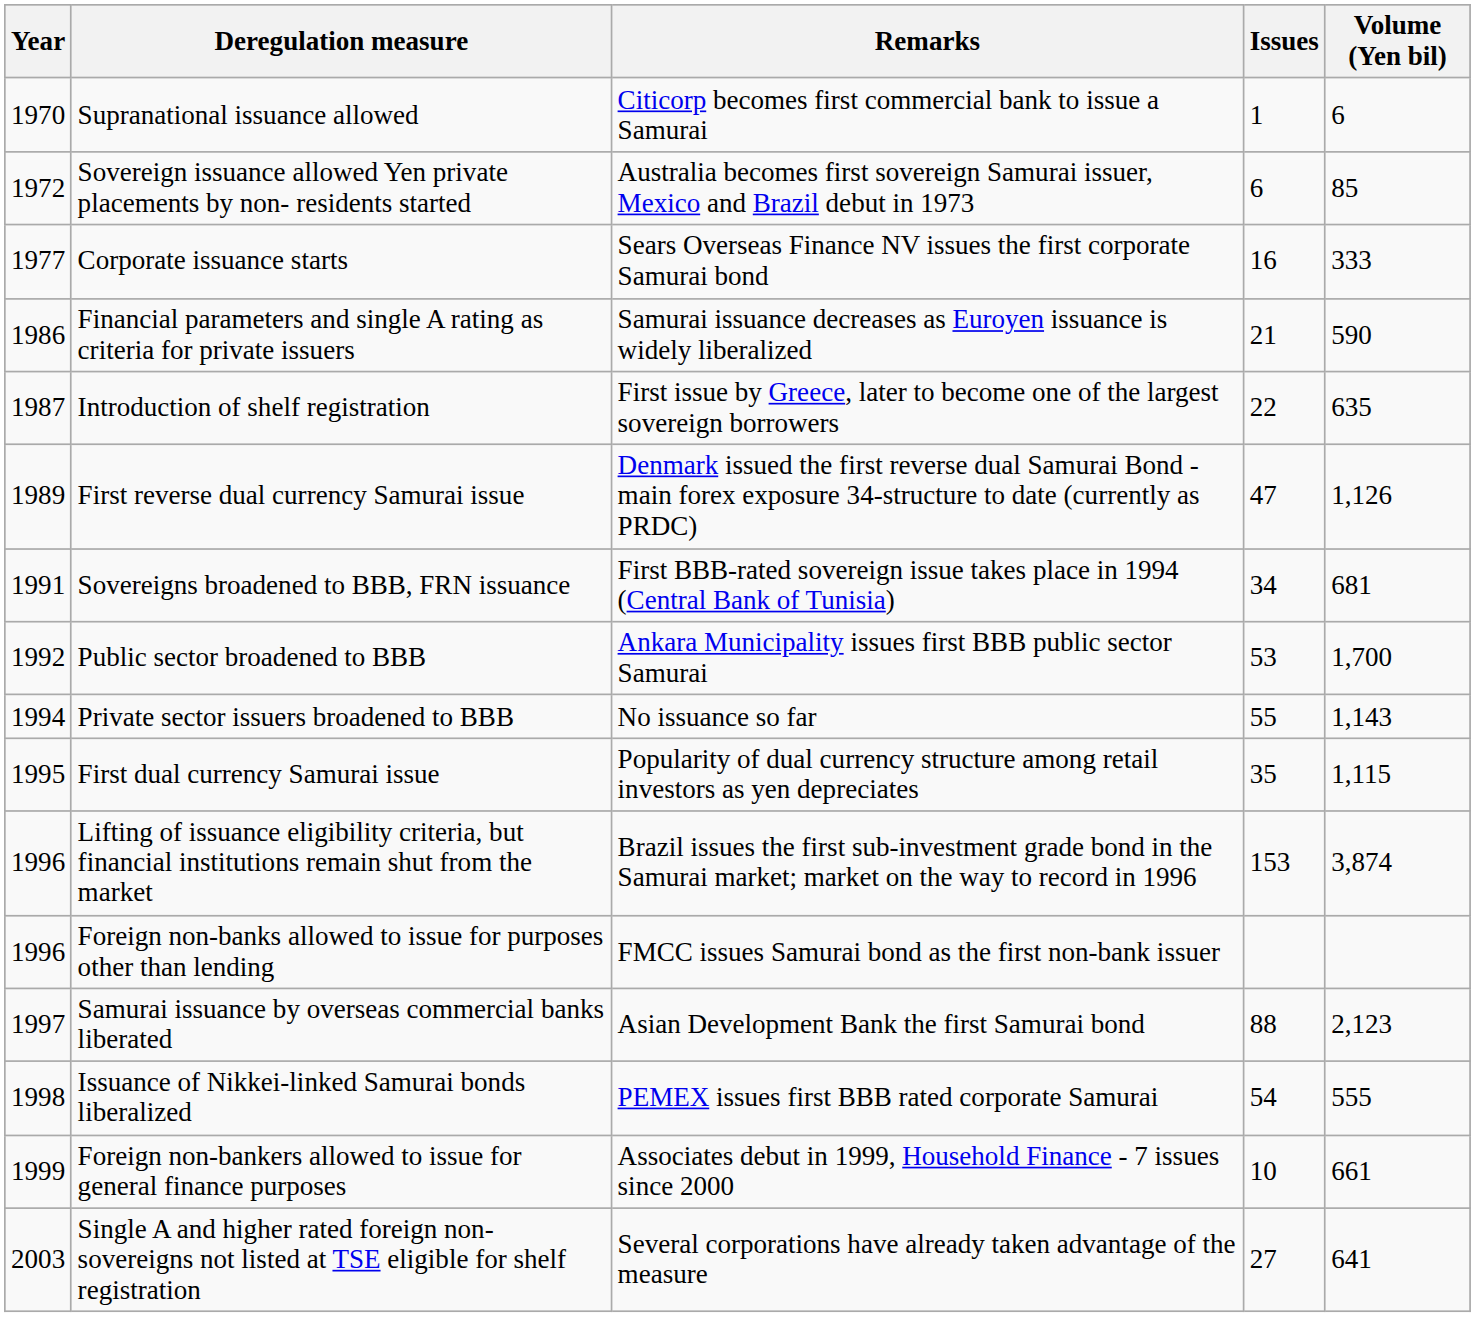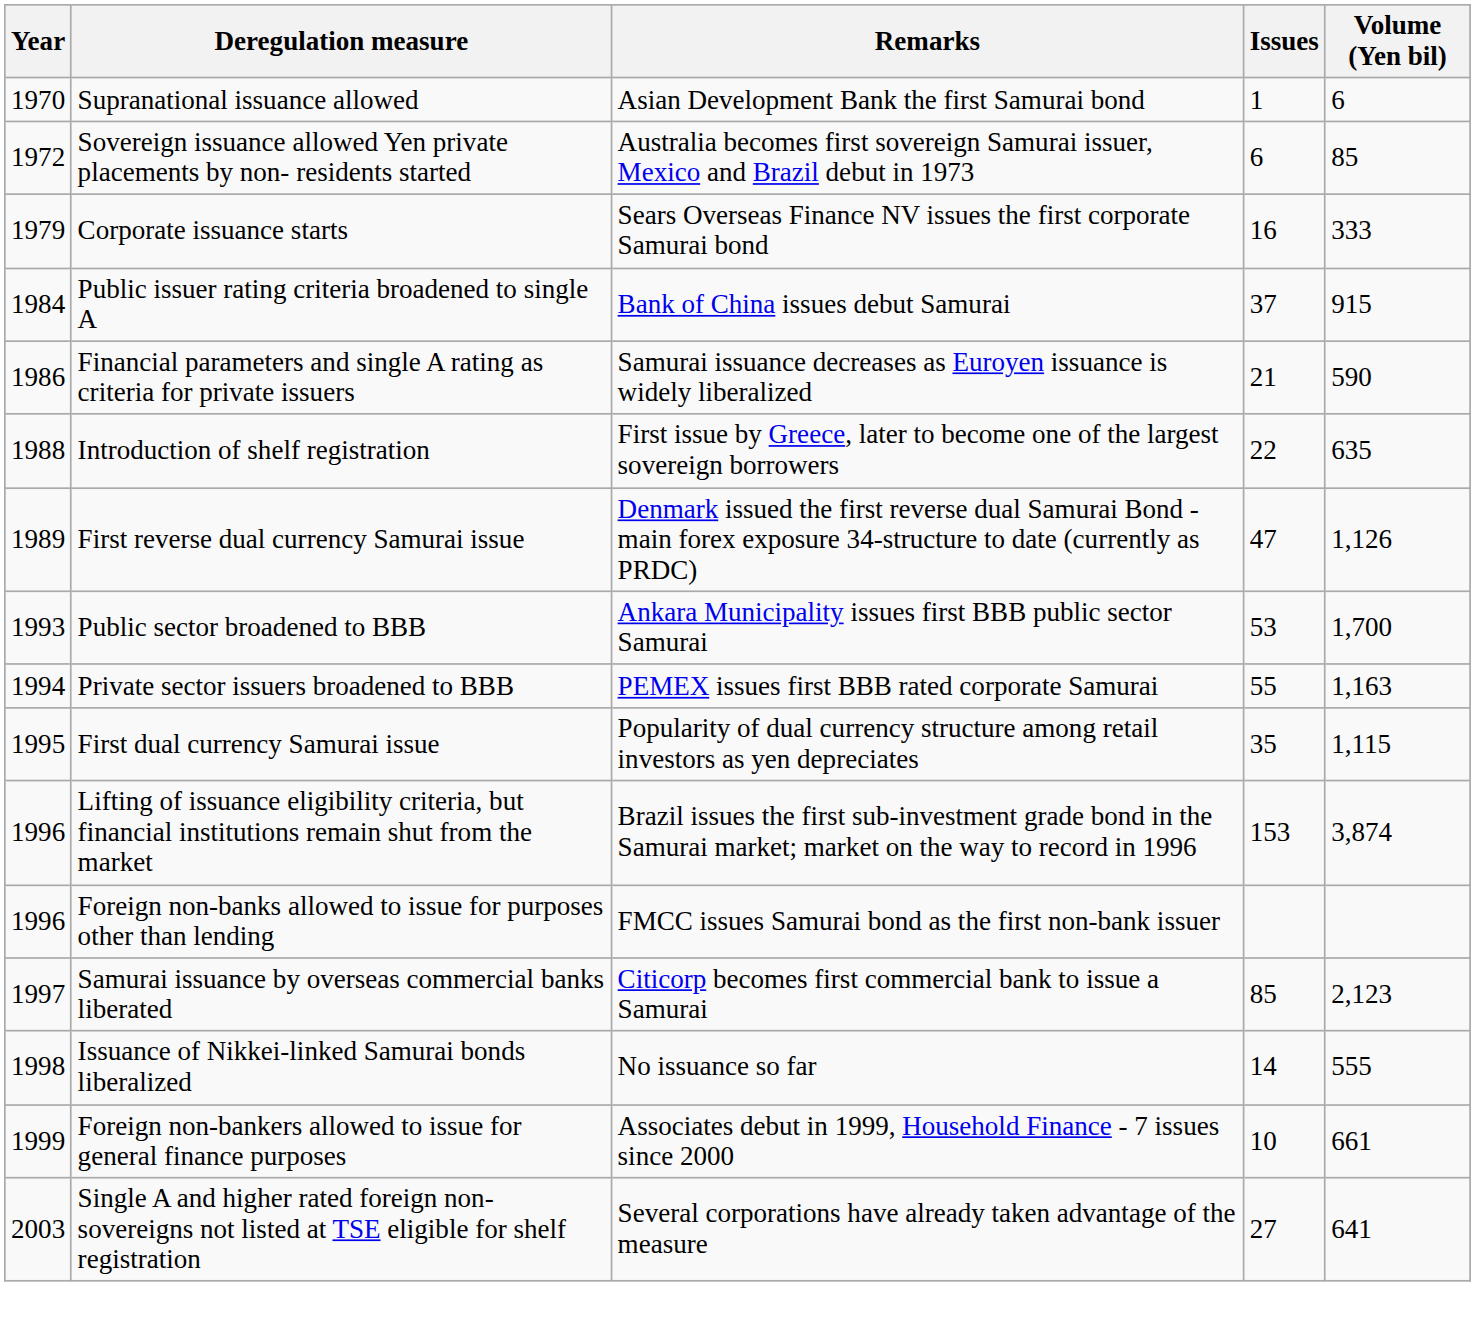(888, 114) Citicorp becomes first commercial bank to issue a Samurai -> (881, 99) Asian Development Bank the first Samurai bond
(38, 261) 1977 -> (38, 230) 1979
+ row: (333, 303)
(38, 407) 1987 -> (38, 450) 1988
- row: (324, 584)
(38, 658) 1992 -> (38, 627) 1993
(717, 716) No issuance so far -> (888, 685) PEMEX issues first BBB rated corporate Samurai
(1362, 716) 1,143 -> (1362, 685) 1,163
(881, 1024) Asian Development Bank the first Samurai bond -> (888, 994) Citicorp becomes first commercial bank to issue a Samurai
(1263, 1024) 88 -> (1263, 994) 85
(888, 1097) PEMEX issues first BBB rated corporate Samurai -> (717, 1067) No issuance so far
(1263, 1097) 54 -> (1263, 1067) 14
